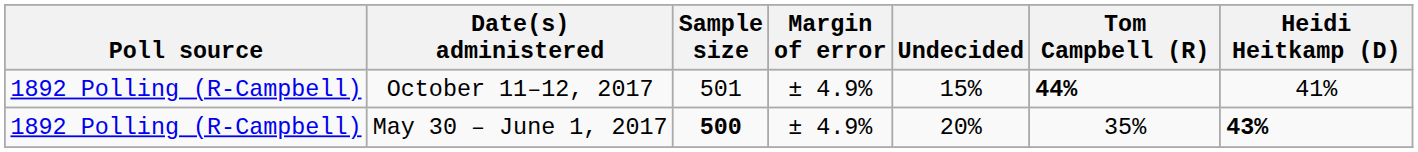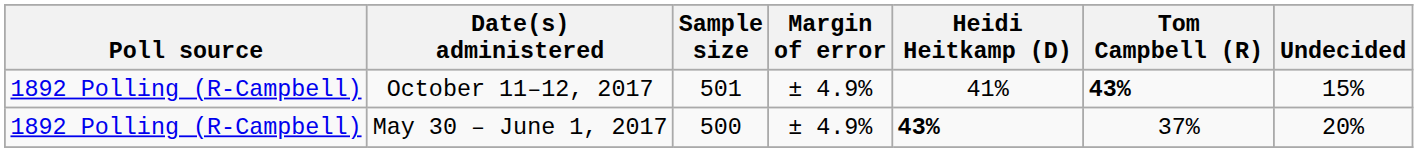columns swapped: (1316, 37) <-> (961, 51)
(1056, 89) 44% -> (1110, 89) 43%
(721, 127) bold -> (721, 127) normal
(1125, 127) 35% -> (1179, 127) 37%
